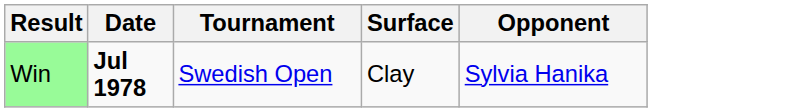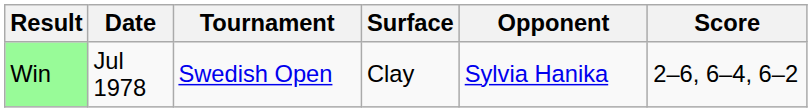+ column: (727, 23)
(120, 74) bold -> (120, 74) normal
